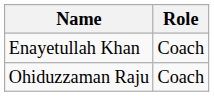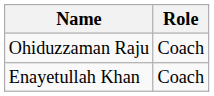rows swapped: (74, 47) <-> (79, 76)
